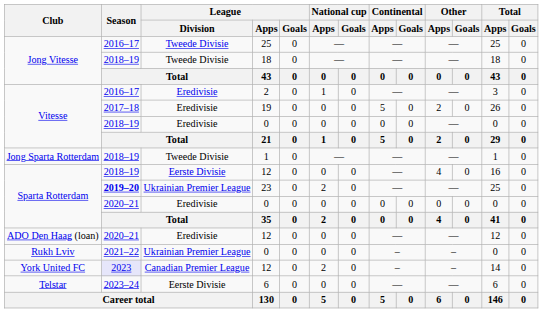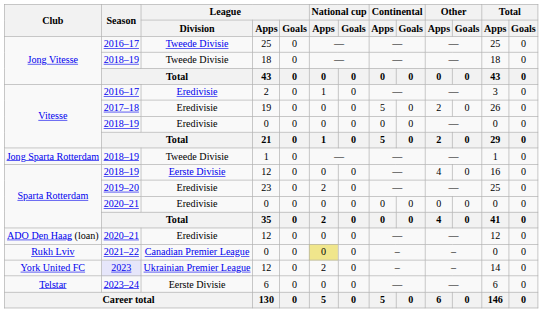(121, 188) bold -> (121, 188) normal
(197, 188) Ukrainian Premier League -> (197, 188) Eredivisie
(197, 252) Ukrainian Premier League -> (197, 252) Canadian Premier League
(324, 252) no background -> (324, 252) khaki background
(197, 268) Canadian Premier League -> (197, 268) Ukrainian Premier League
